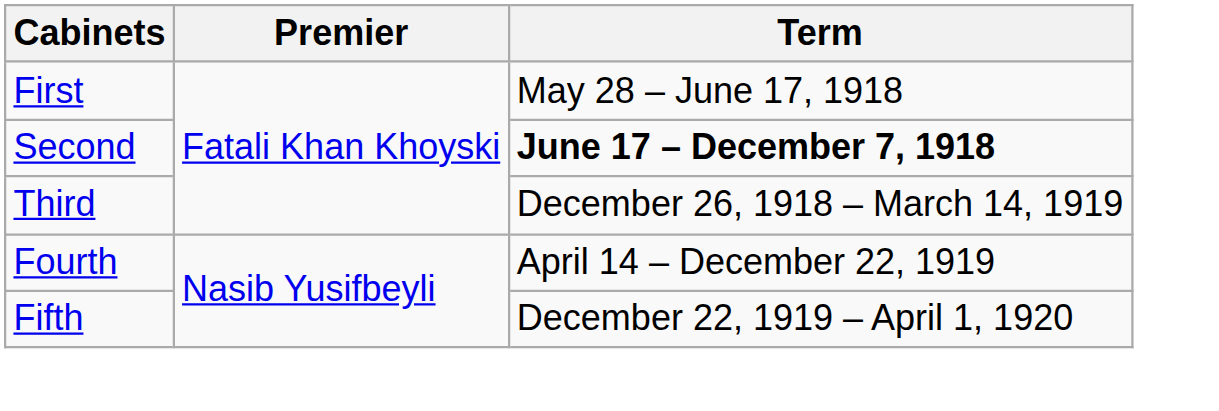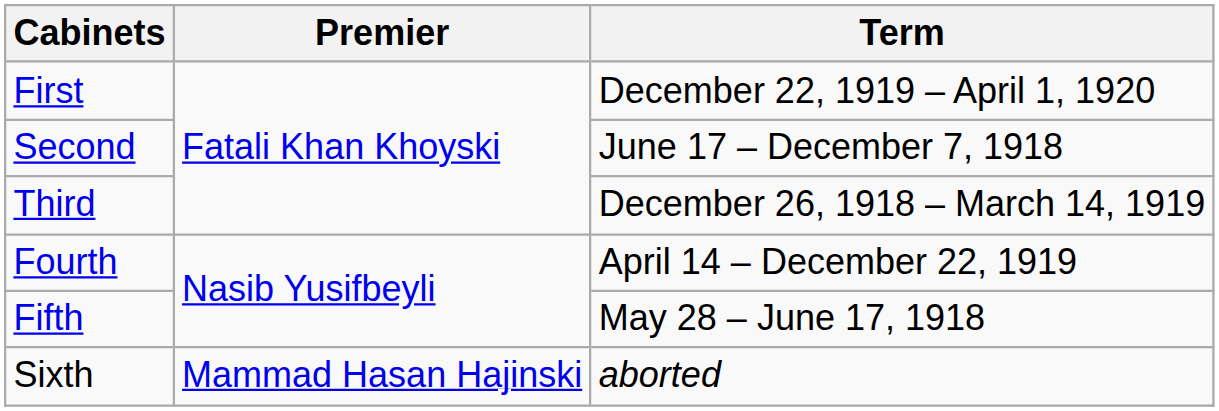(710, 90) May 28 – June 17, 1918 -> (877, 90) December 22, 1919 – April 1, 1920
(756, 147) bold -> (831, 147) normal
(795, 318) December 22, 1919 – April 1, 1920 -> (792, 318) May 28 – June 17, 1918
+ row: (53, 375)
